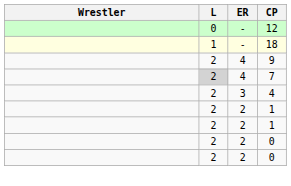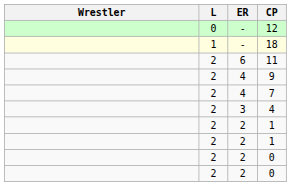+ row: (243, 61)
(214, 77) lightgrey background -> (214, 93) no background
